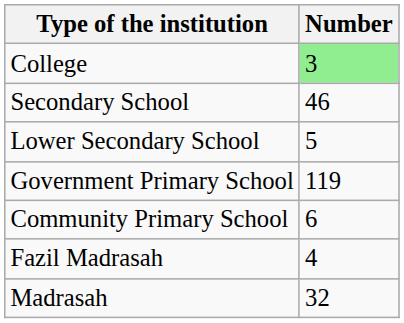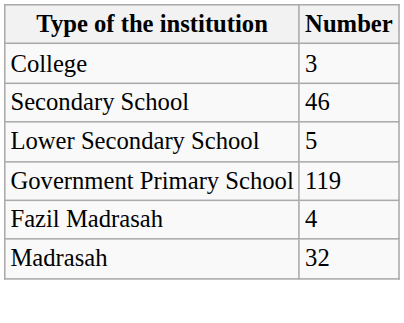(311, 63) lightgreen background -> (311, 63) no background
- row: (149, 219)
